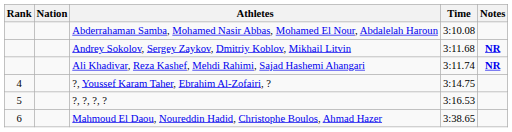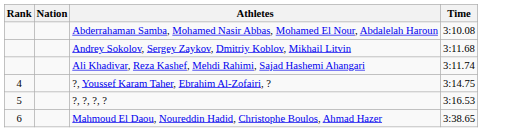- column: (493, 13)
